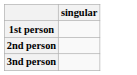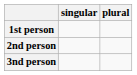+ column: (116, 12)
